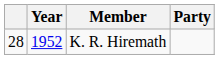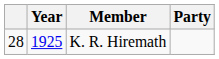(47, 41) 1952 -> (47, 41) 1925
